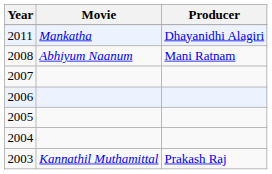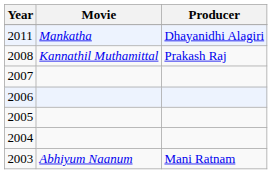(86, 55) Abhiyum Naanum -> (99, 55) Kannathil Muthamittal
(200, 55) Mani Ratnam -> (196, 55) Prakash Raj
(99, 158) Kannathil Muthamittal -> (86, 158) Abhiyum Naanum
(196, 158) Prakash Raj -> (200, 158) Mani Ratnam
